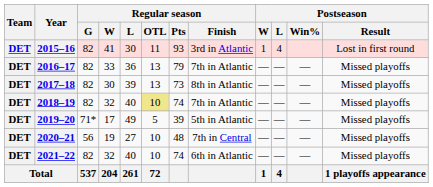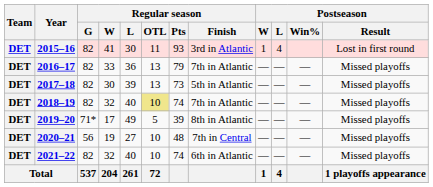(222, 84) 8th in Atlantic -> (222, 84) 5th in Atlantic
(222, 120) 5th in Atlantic -> (222, 120) 8th in Atlantic
